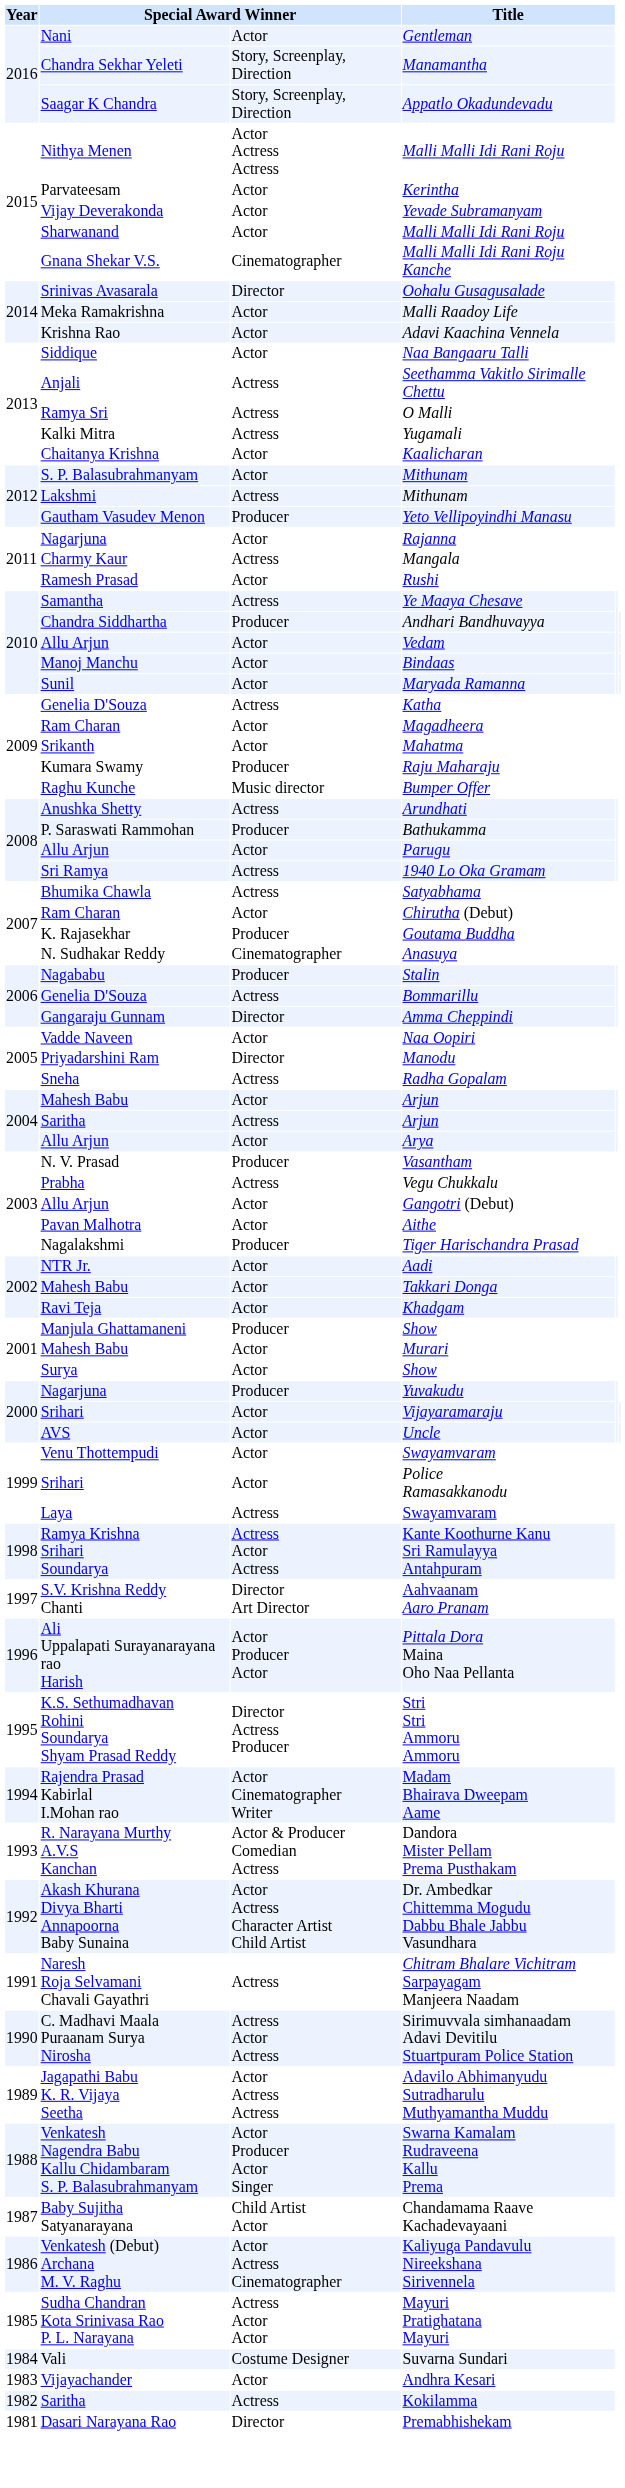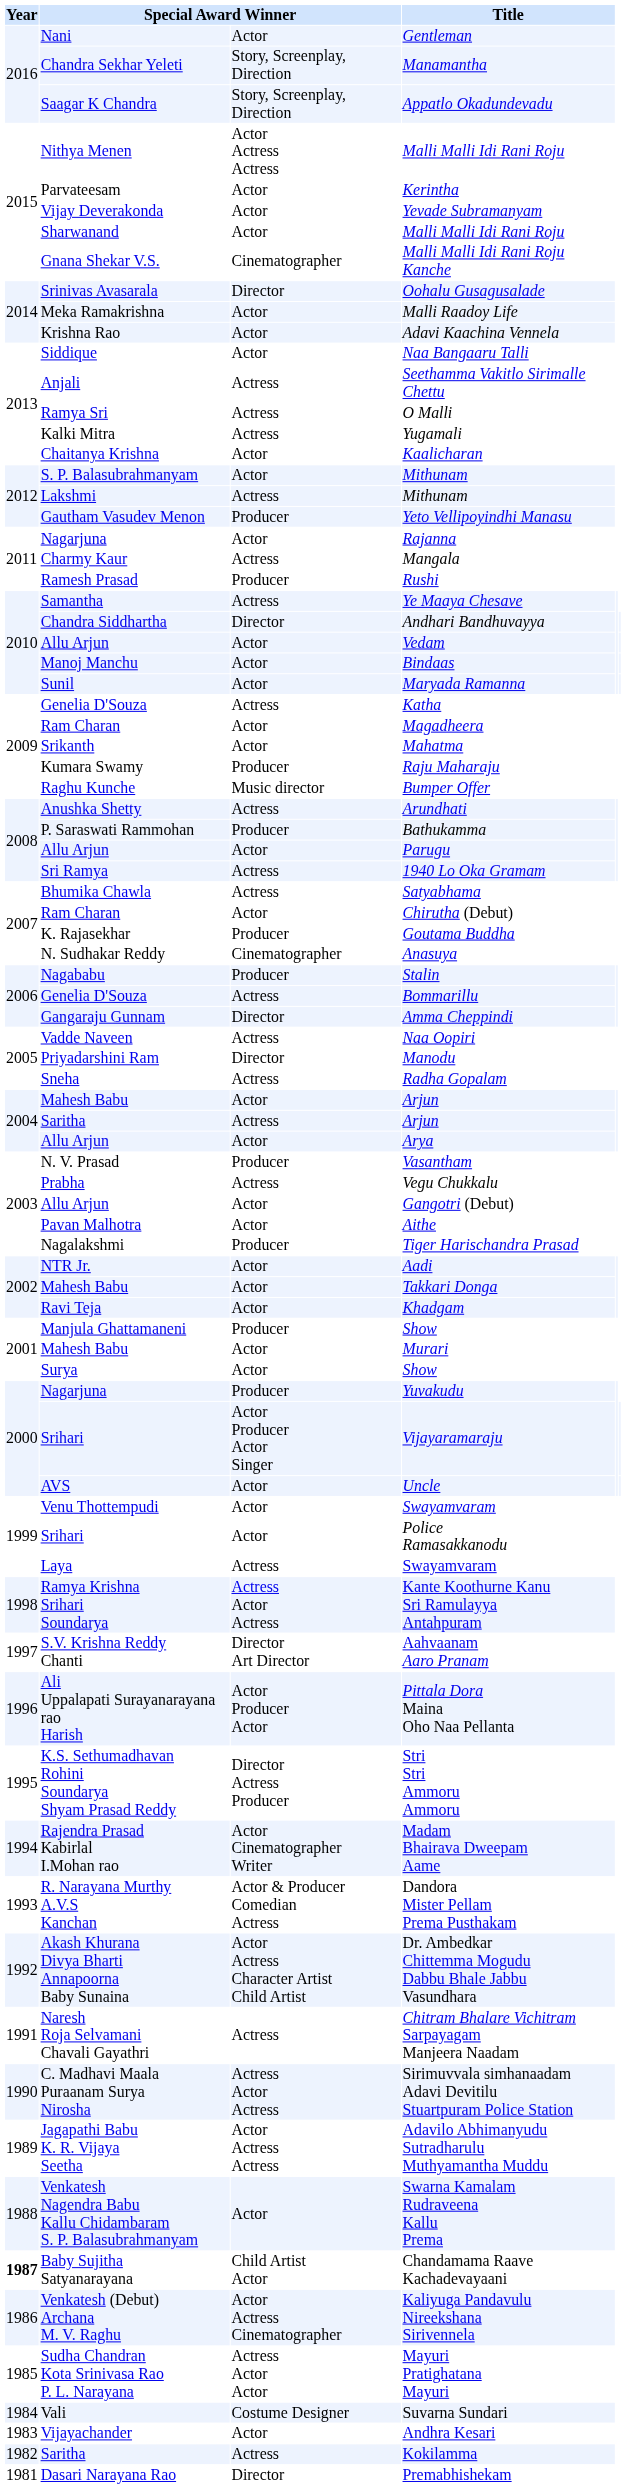(250, 580) Actor -> (260, 580) Producer
(260, 621) Producer -> (258, 621) Director
(250, 1037) Actor -> (255, 1037) Actress
(250, 1411) Actor -> (260, 1438) Actor Producer Actor Singer
(260, 2160) Actor Producer Actor Singer -> (250, 2213) Actor
(22, 2216) normal -> (22, 2270) bold
